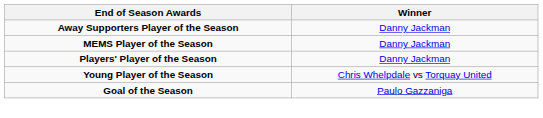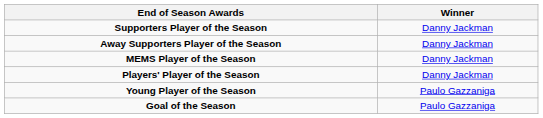+ row: (191, 28)
(415, 75) Chris Whelpdale vs Torquay United -> (457, 91) Paulo Gazzaniga
